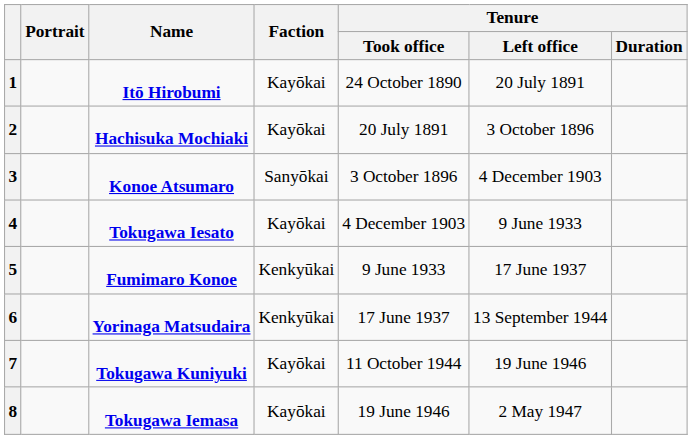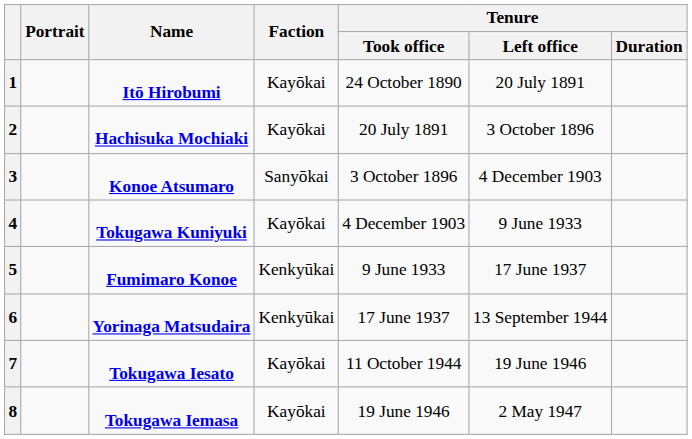(172, 232) Tokugawa Iesato -> (172, 232) Tokugawa Kuniyuki
(172, 373) Tokugawa Kuniyuki -> (172, 373) Tokugawa Iesato
